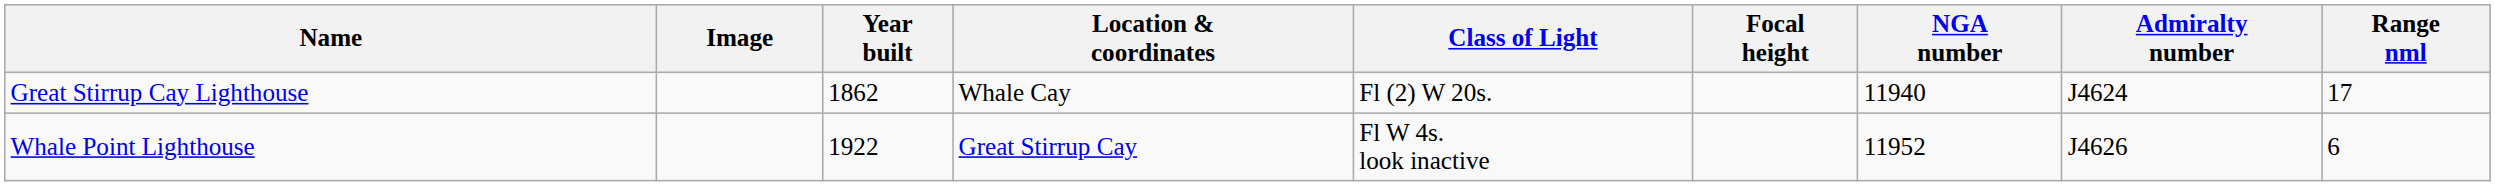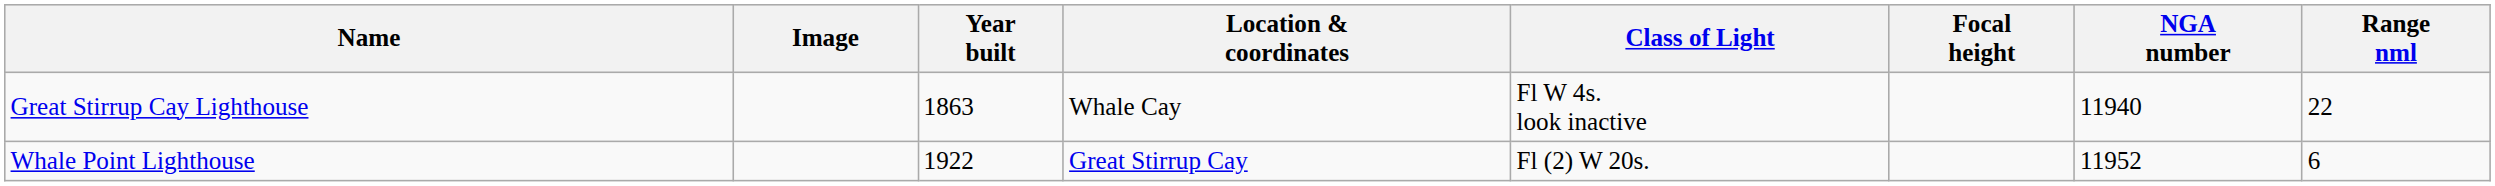- column: (2192, 38)
(853, 92) 1862 -> (949, 106) 1863
(1426, 92) Fl (2) W 20s. -> (1582, 106) Fl W 4s. look inactive
(2340, 92) 17 -> (2320, 106) 22
(1424, 146) Fl W 4s. look inactive -> (1583, 160) Fl (2) W 20s.
